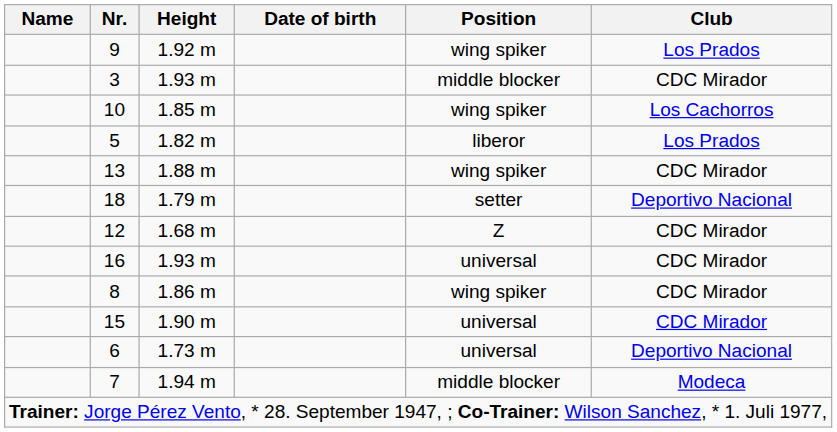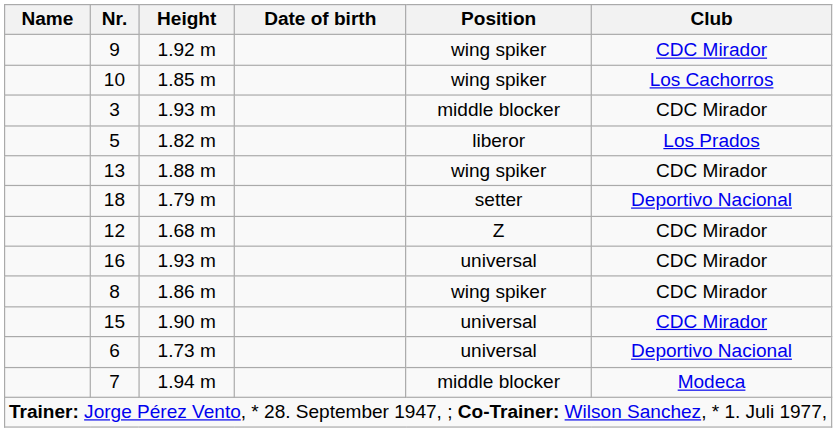(712, 49) Los Prados -> (712, 49) CDC Mirador
rows swapped: (114, 79) <-> (114, 110)
